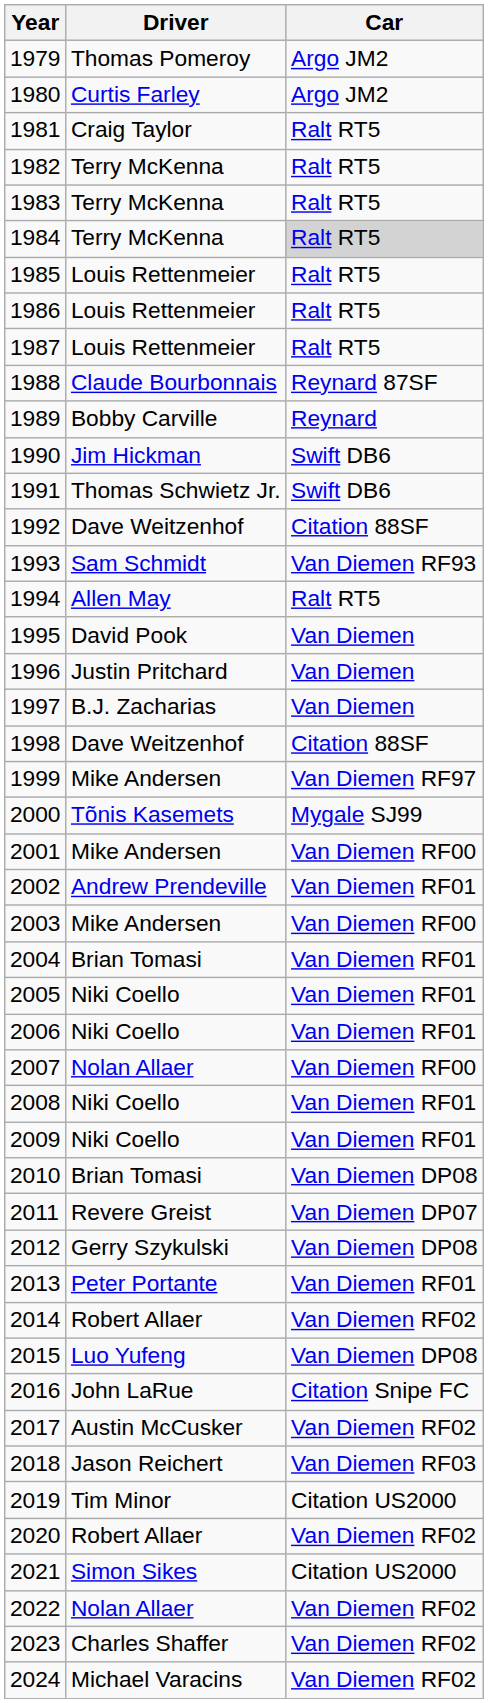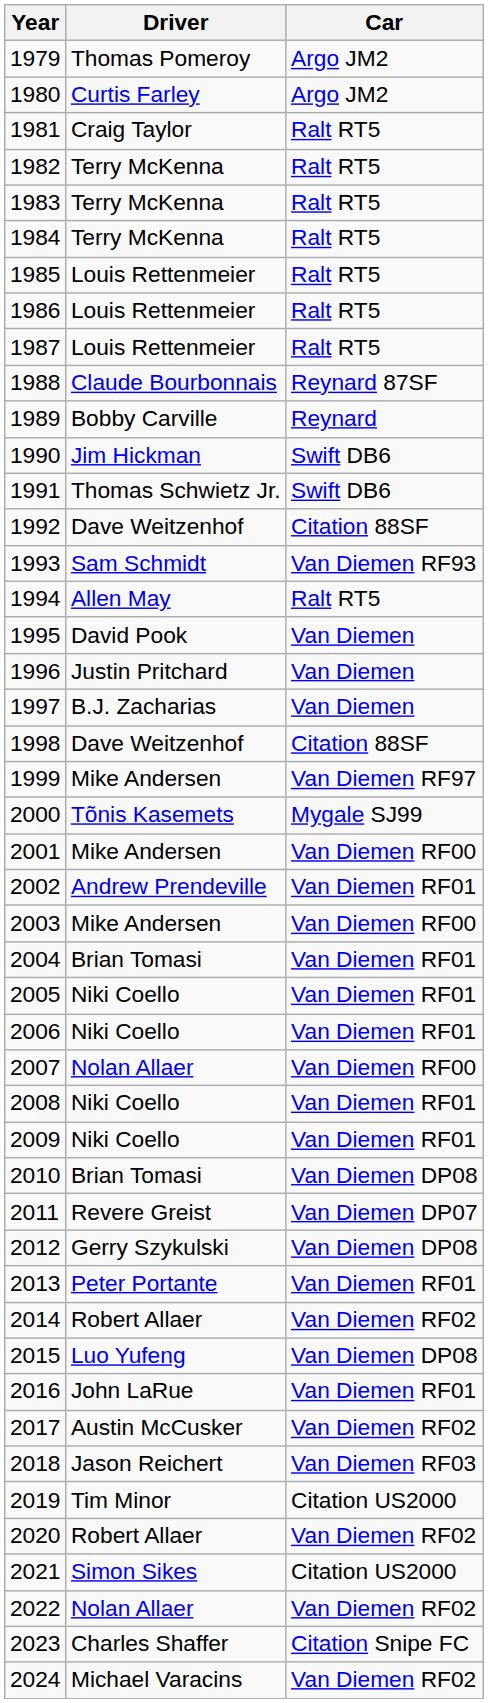(336, 238) lightgrey background -> (336, 238) no background
(380, 1391) Citation Snipe FC -> (384, 1391) Van Diemen RF01
(384, 1643) Van Diemen RF02 -> (380, 1643) Citation Snipe FC
